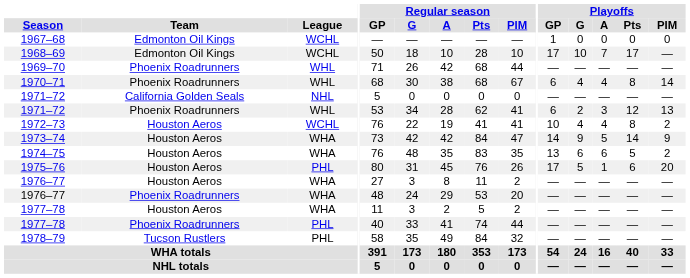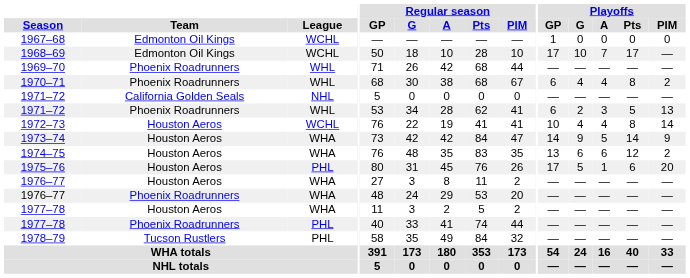(667, 82) 14 -> (667, 82) 2
(632, 110) 12 -> (632, 110) 5
(667, 124) 2 -> (667, 124) 14
(632, 153) 5 -> (632, 153) 12
